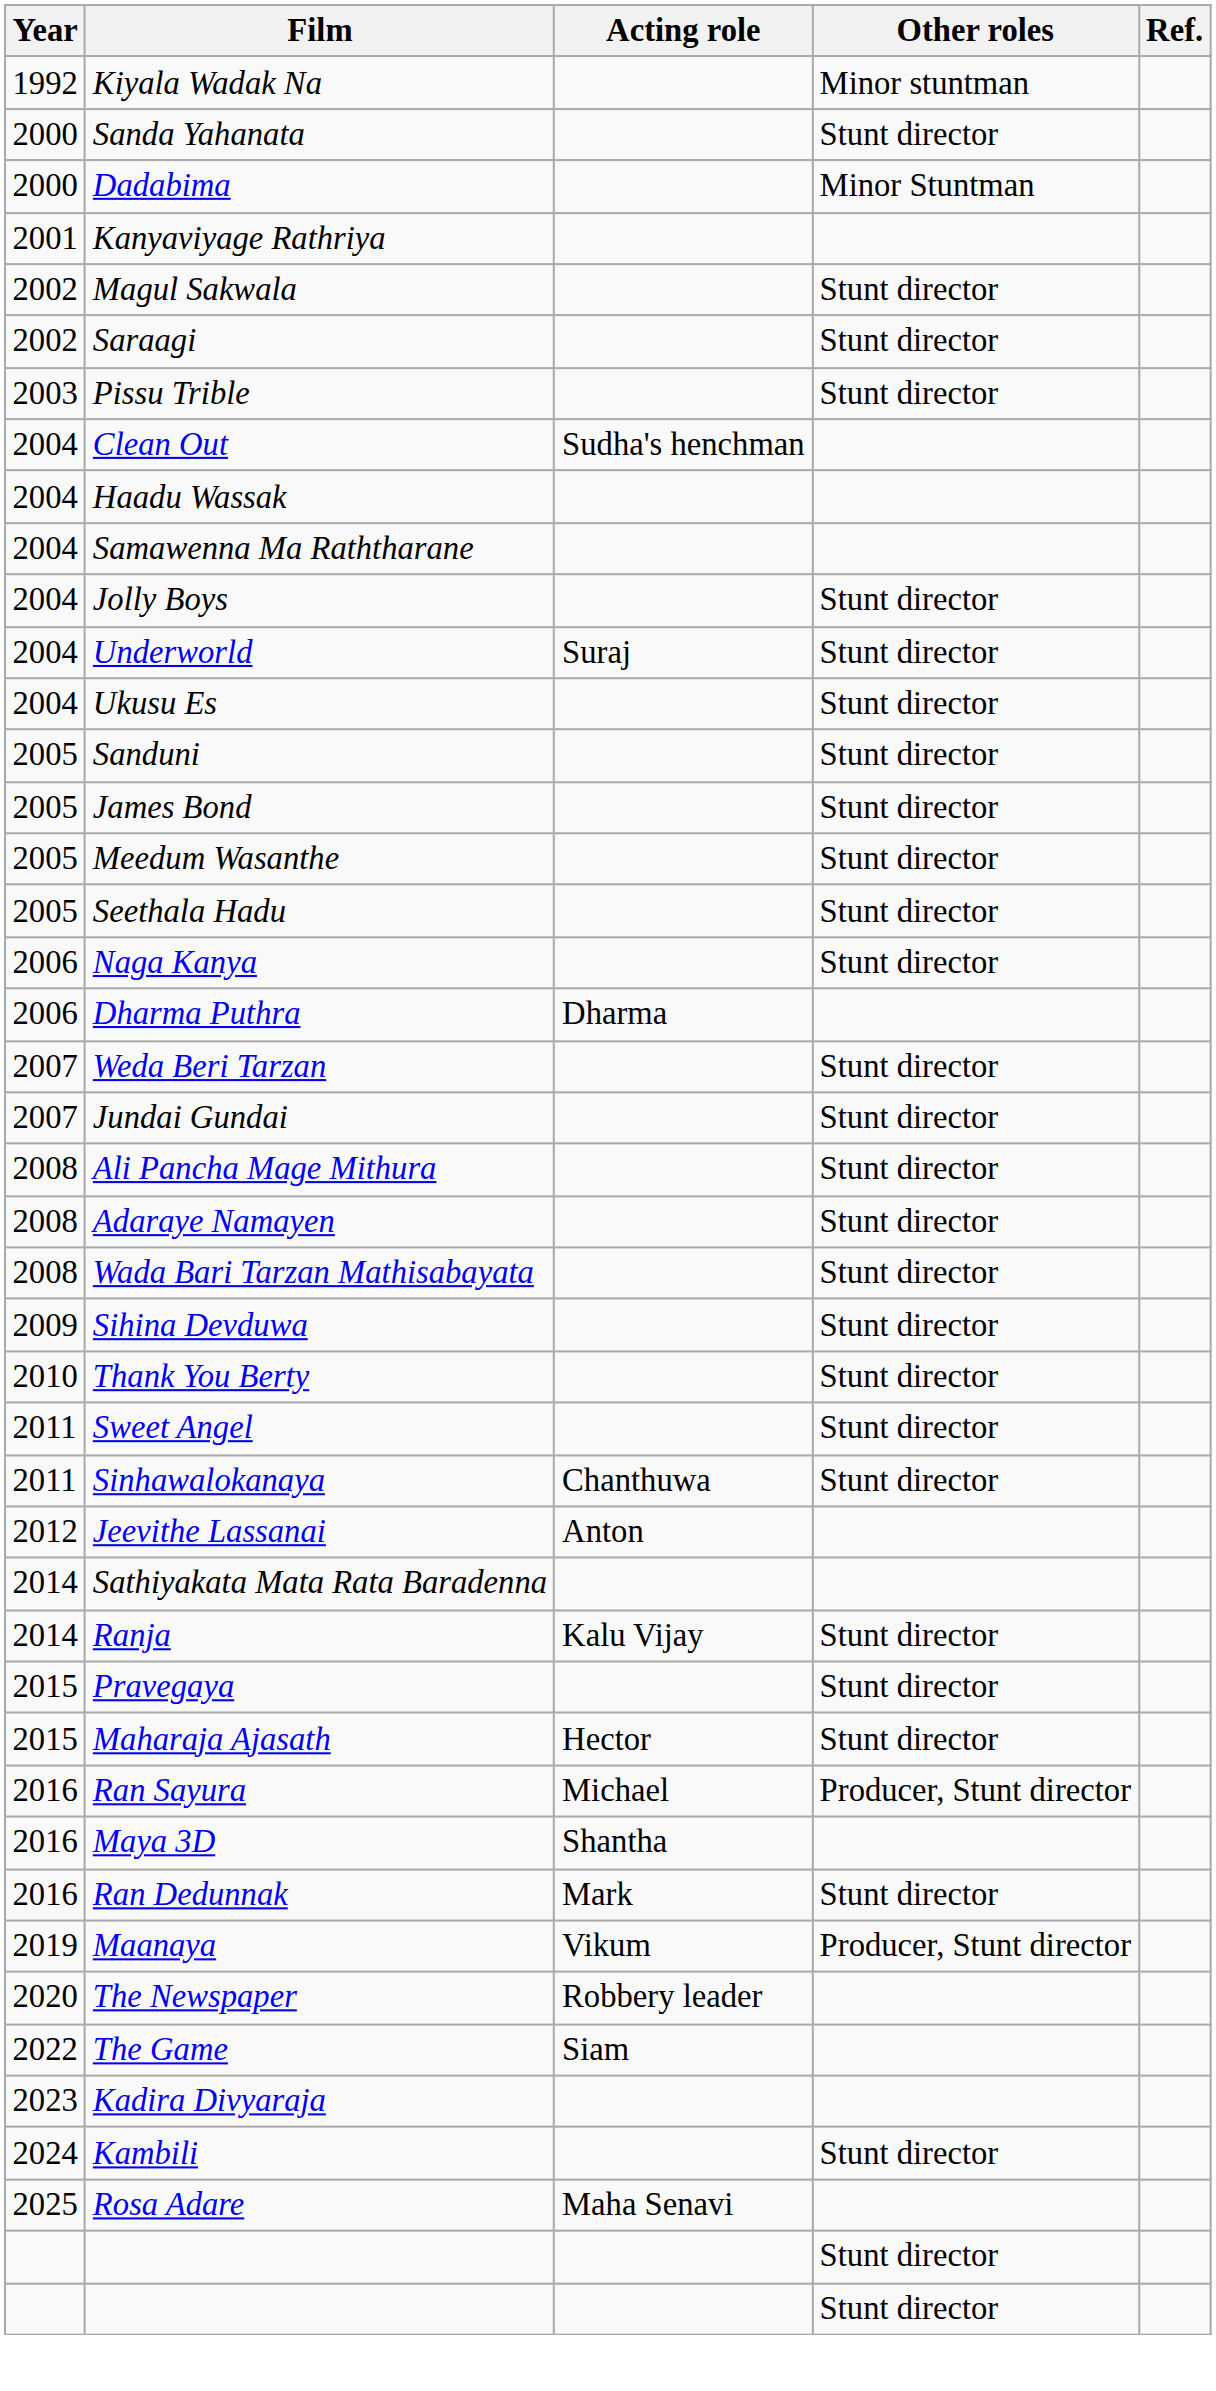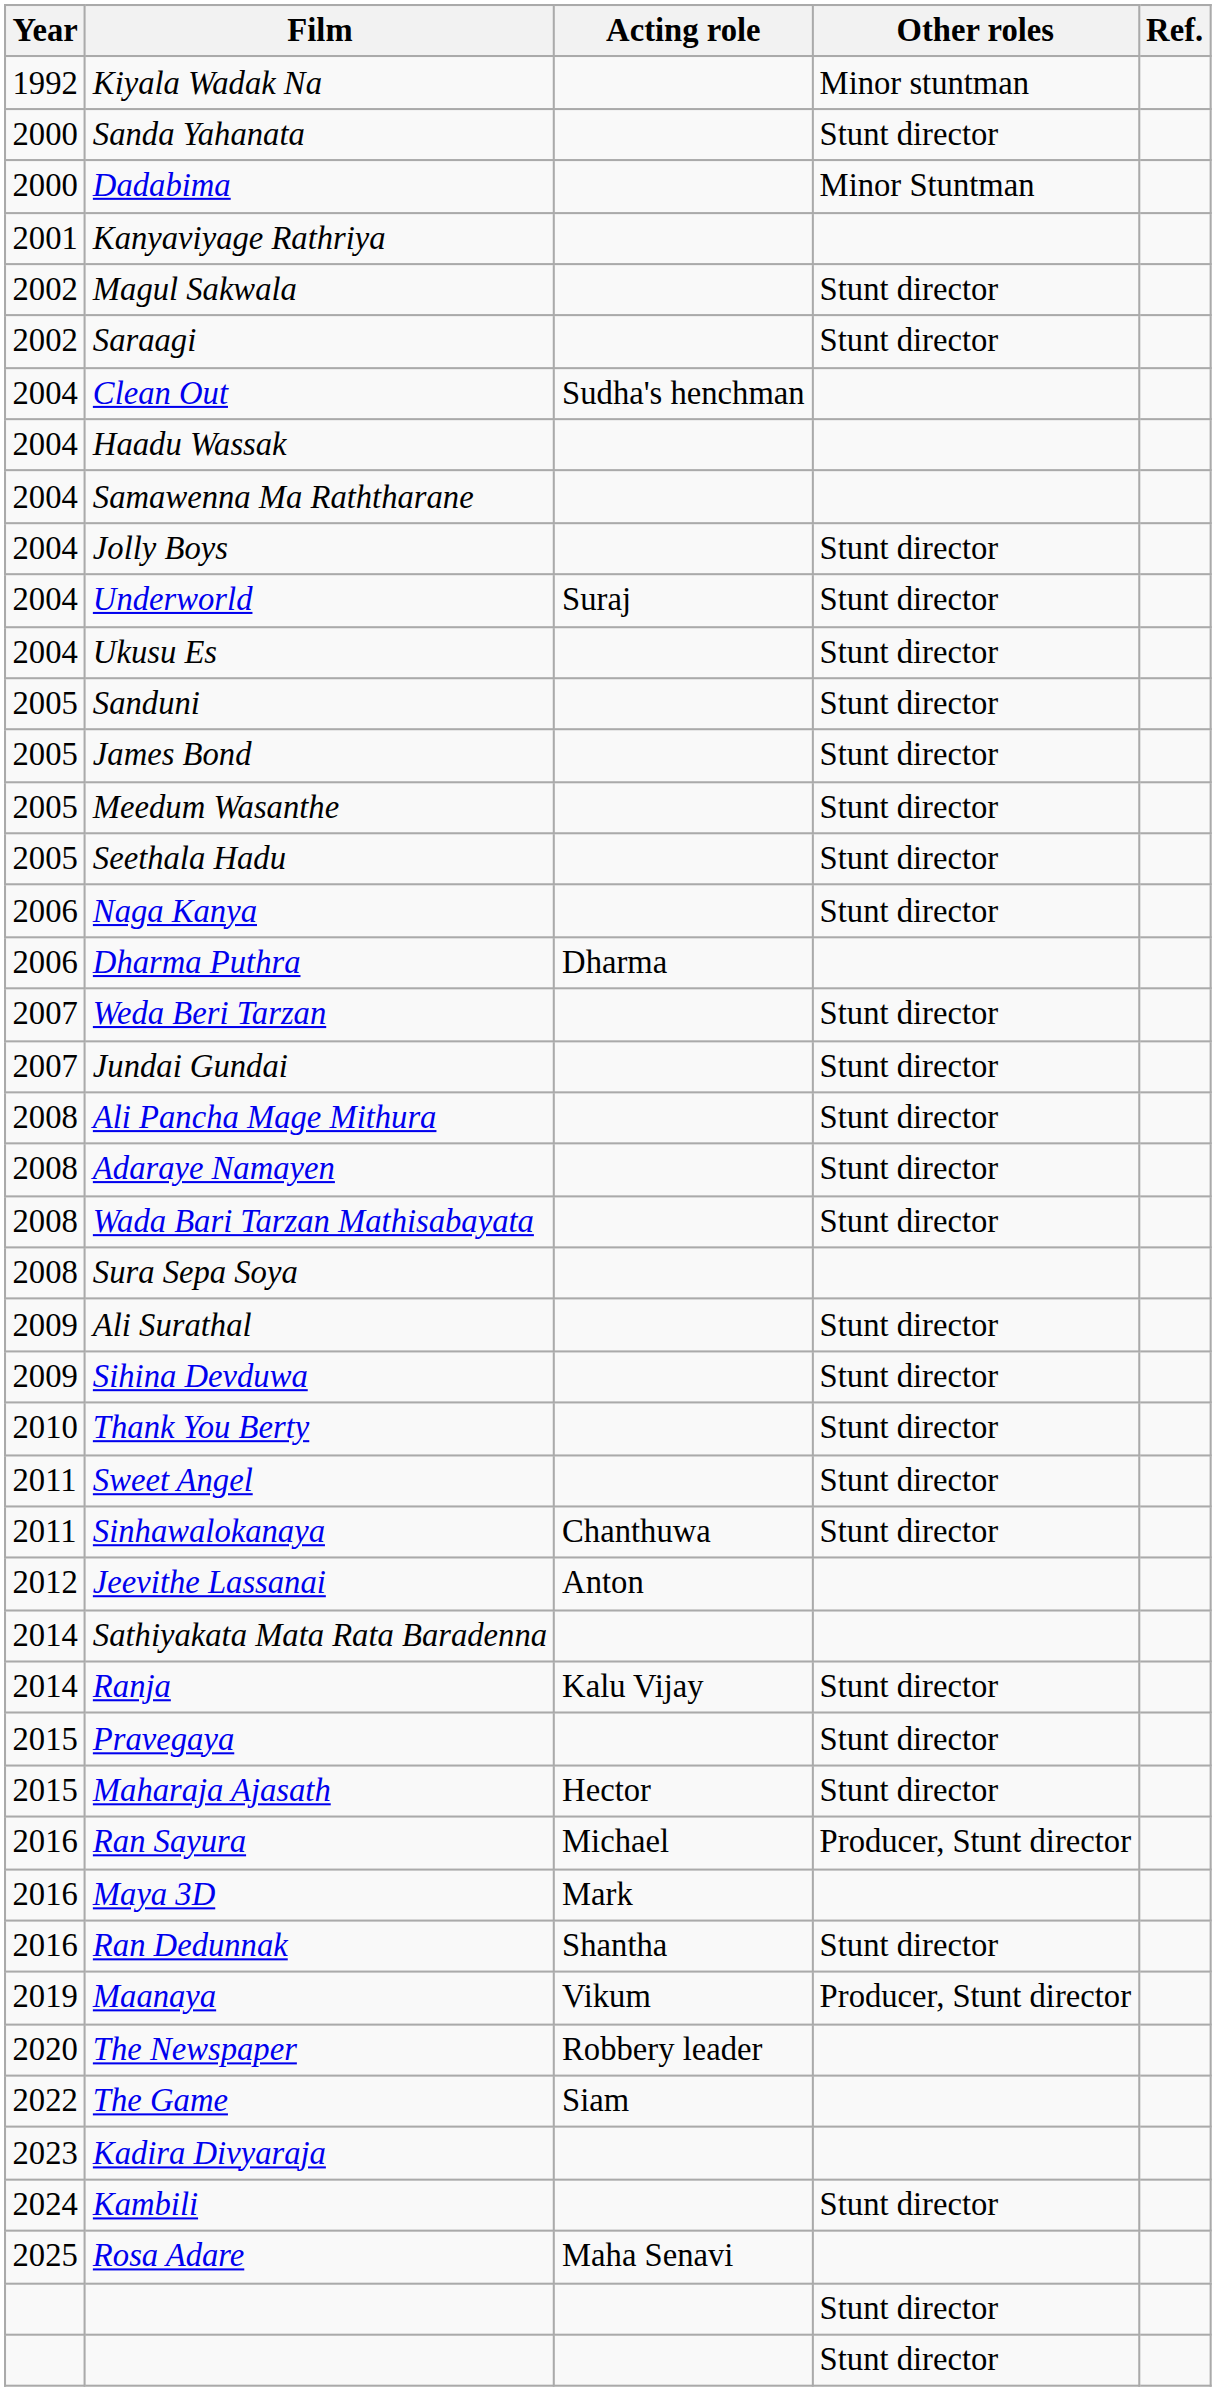- row: (45, 392)
+ row: (45, 1272)
+ row: (45, 1324)
(615, 1842) Shantha -> (597, 1893) Mark
(597, 1893) Mark -> (615, 1945) Shantha
